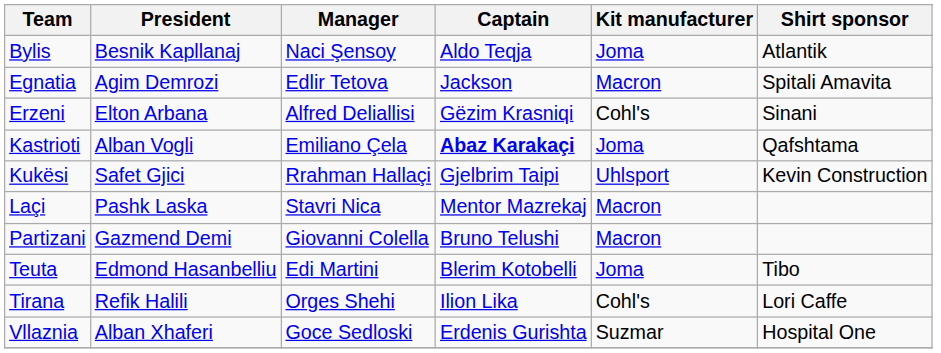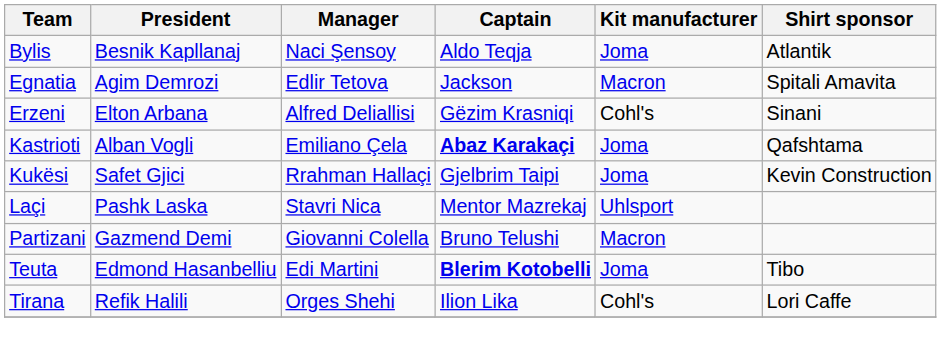(632, 176) Uhlsport -> (624, 176) Joma
(628, 207) Macron -> (637, 207) Uhlsport
(508, 269) normal -> (515, 269) bold
- row: (44, 332)
